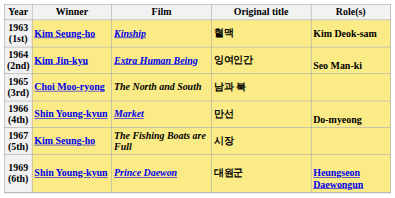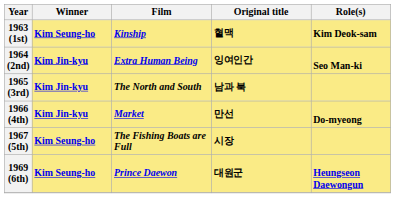(70, 87) Choi Moo-ryong -> (61, 87) Kim Jin-kyu
(71, 114) Shin Young-kyun -> (61, 114) Kim Jin-kyu
(71, 173) Shin Young-kyun -> (65, 173) Kim Seung-ho
